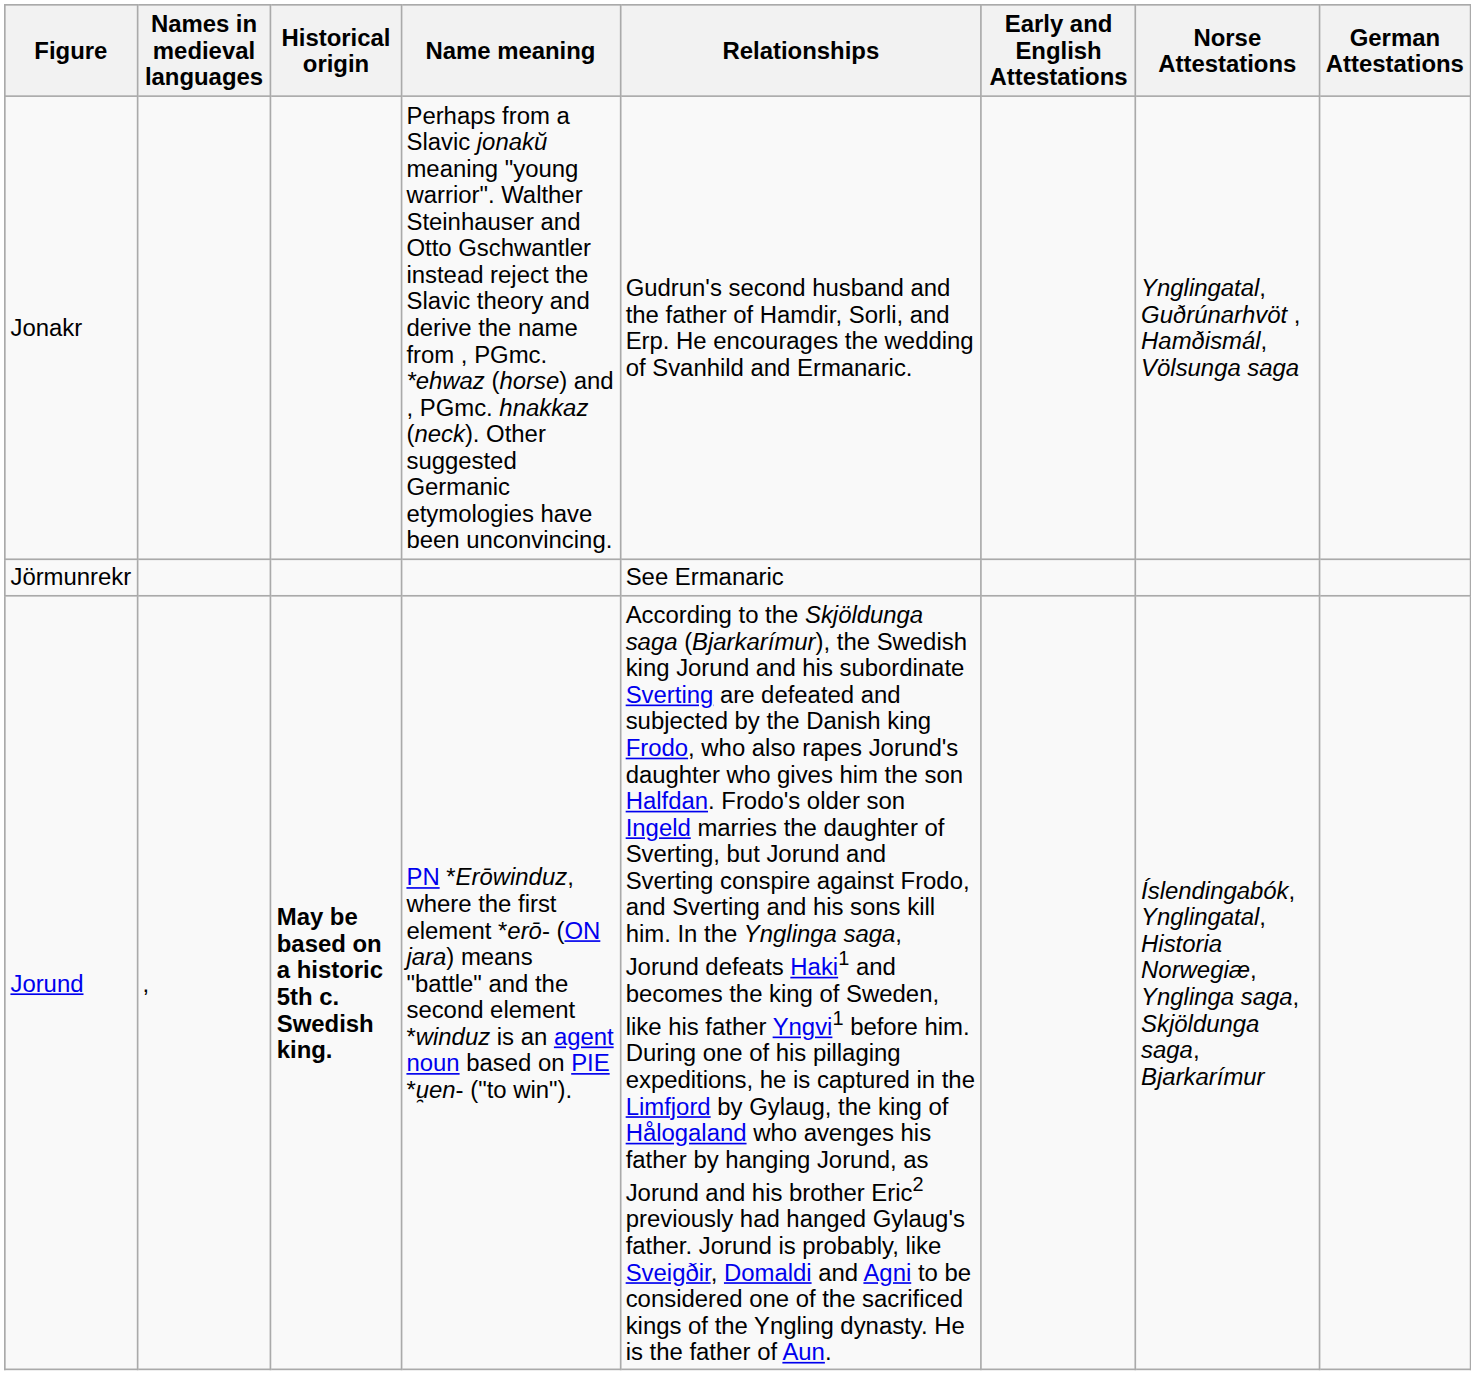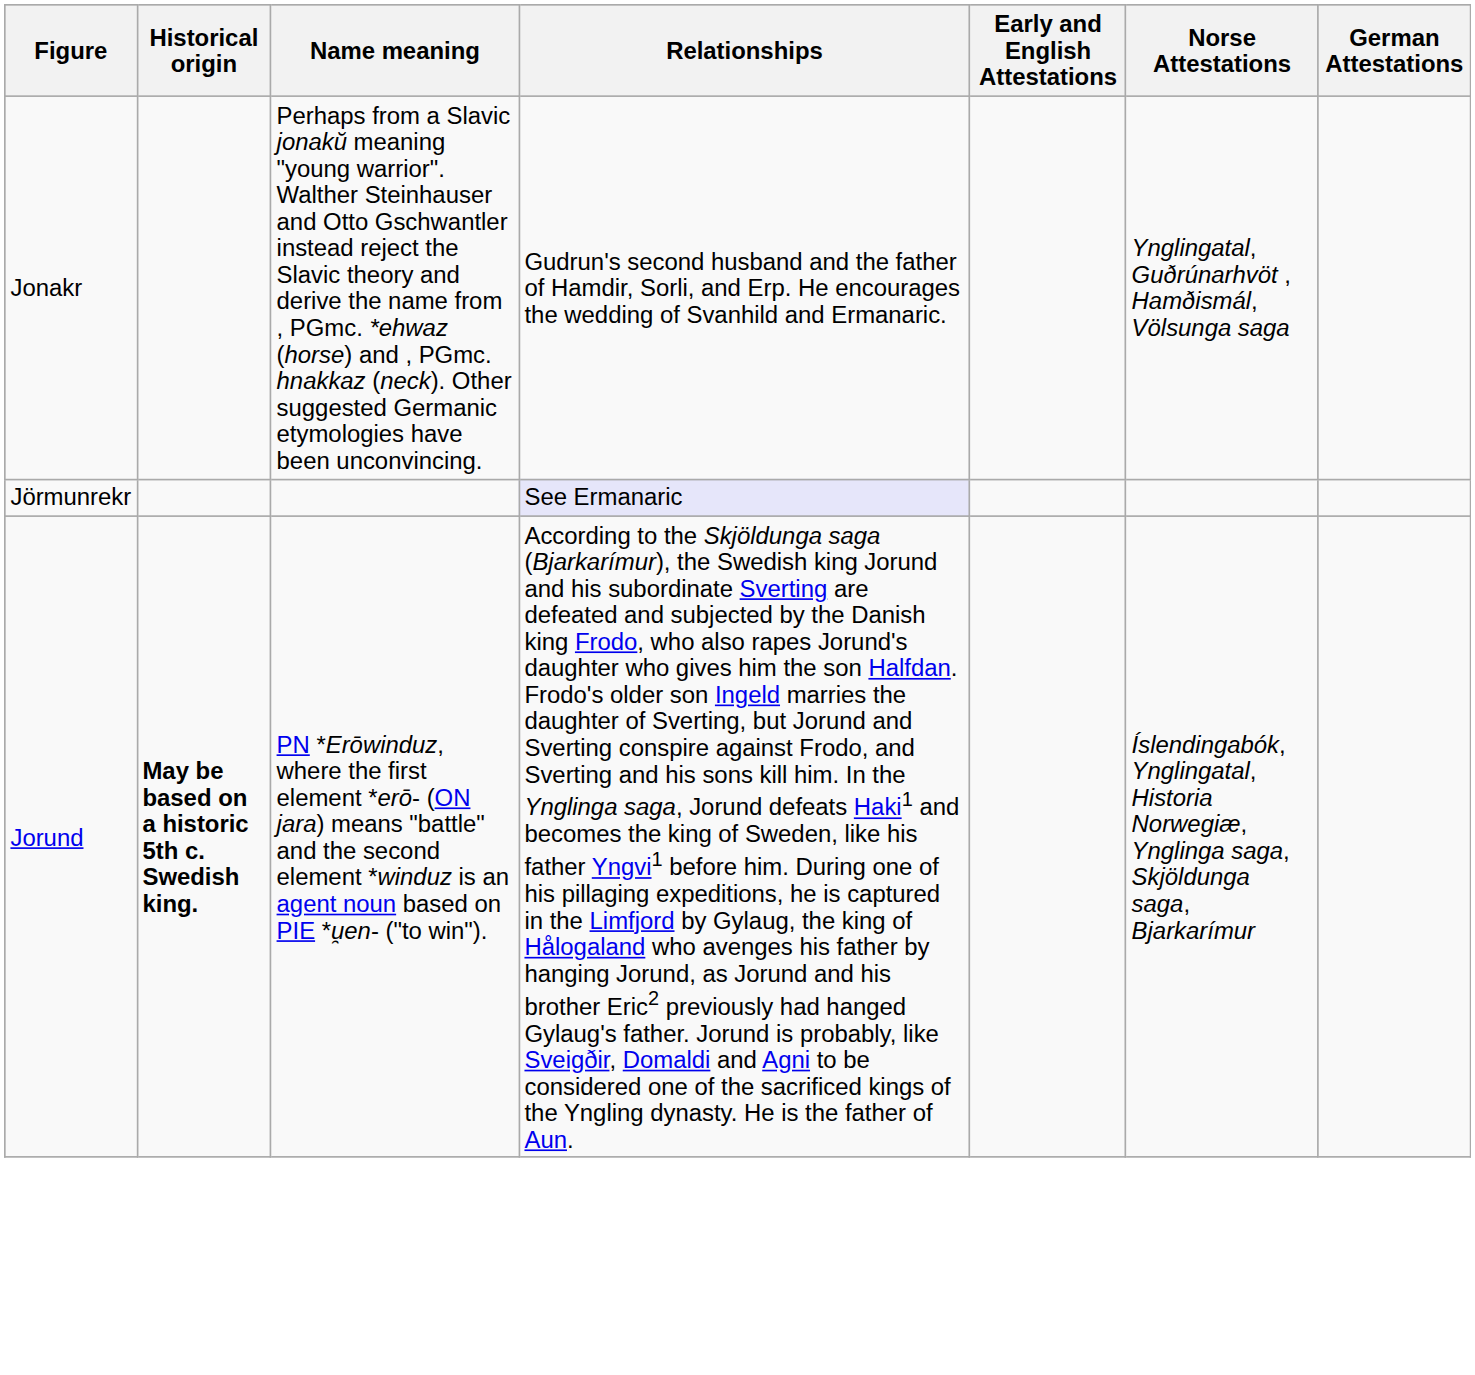- column: (204, 51)
(705, 578) no background -> (603, 498) lavender background
